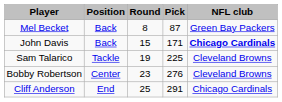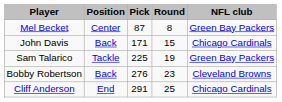columns swapped: (145, 12) <-> (175, 12)
(106, 27) Back -> (106, 27) Center
(232, 43) bold -> (232, 43) normal
(232, 58) Cleveland Browns -> (232, 58) Green Bay Packers
(106, 74) Center -> (106, 74) Back
